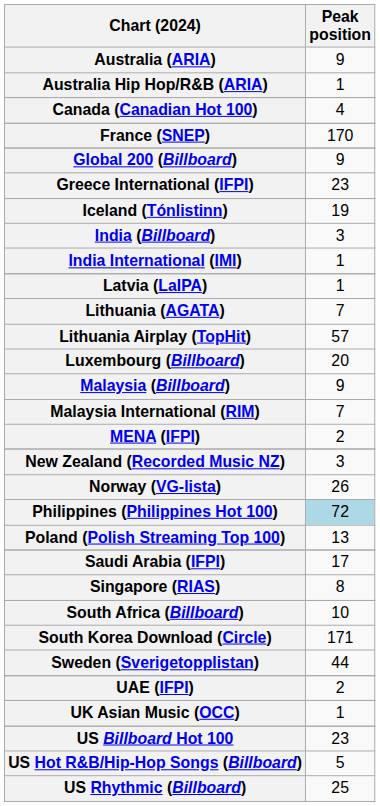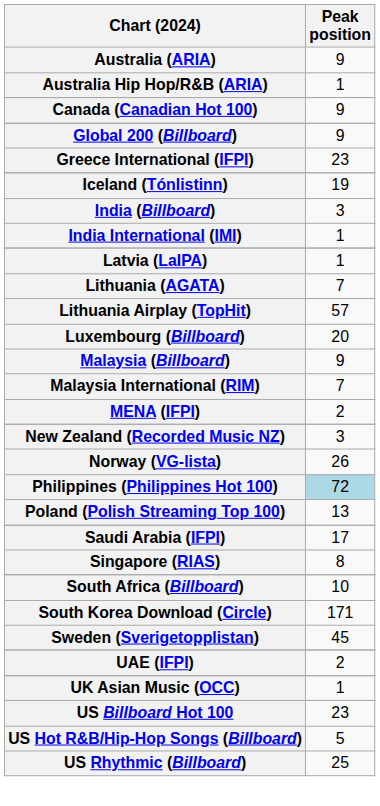(340, 110) 4 -> (340, 110) 9
- row: (155, 135)
(340, 662) 44 -> (340, 637) 45
